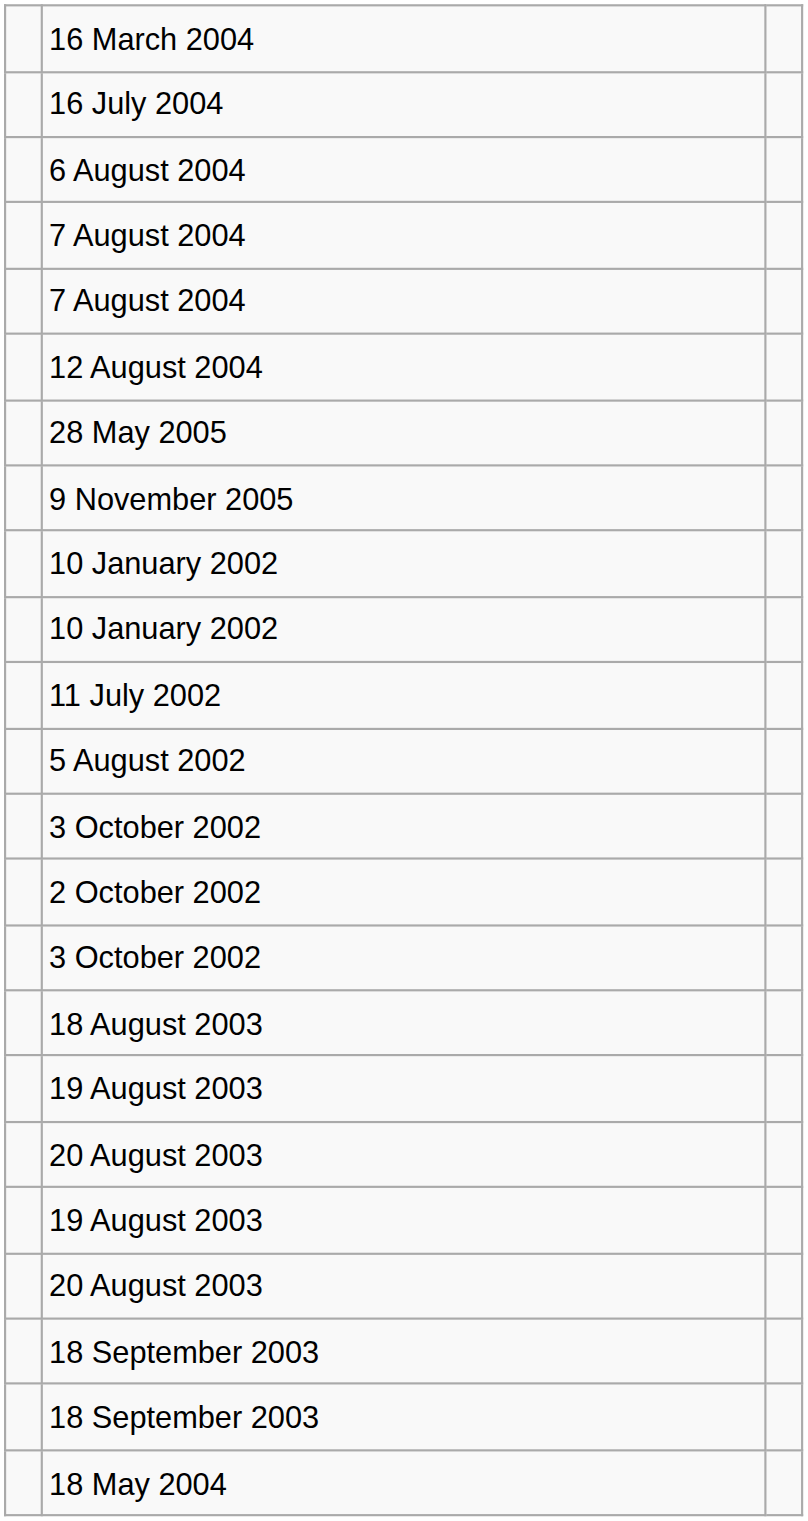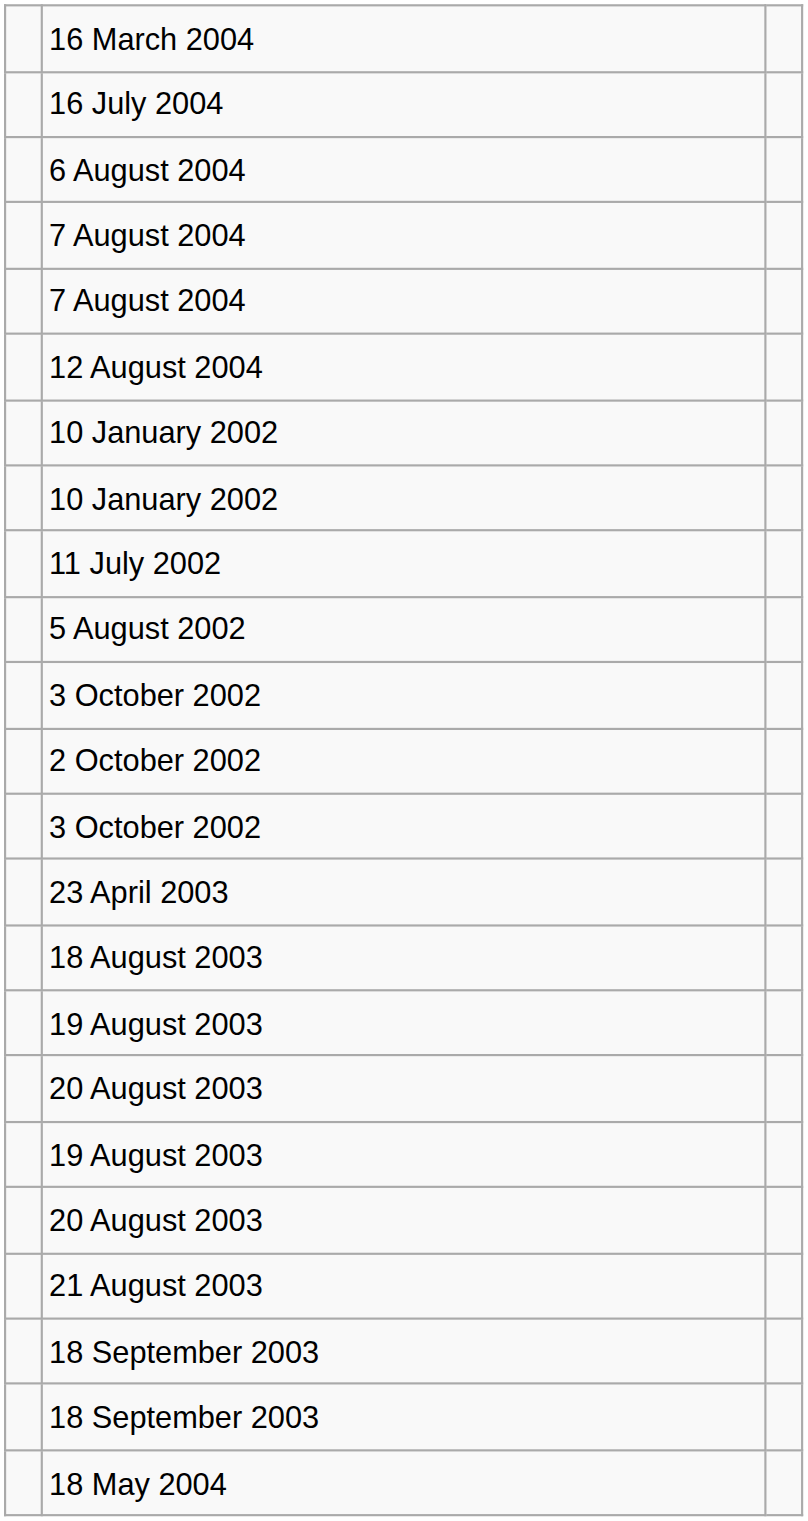- row: (23, 433)
- row: (23, 498)
+ row: (23, 892)
+ row: (23, 1286)
